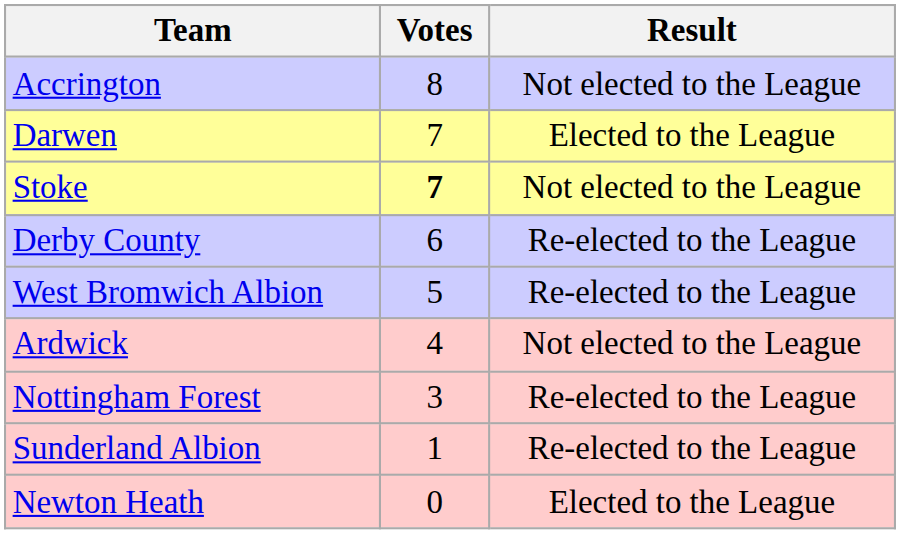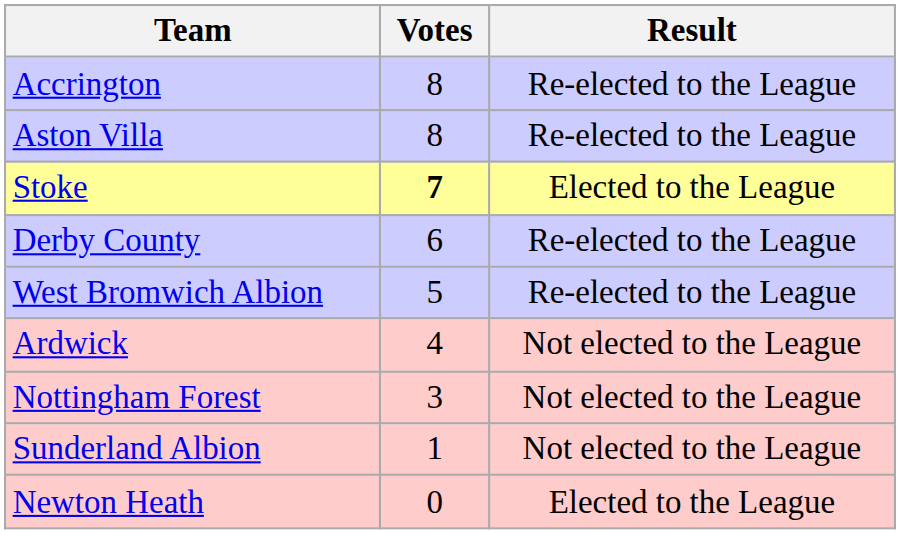(692, 82) Not elected to the League -> (692, 82) Re-elected to the League
+ row: (88, 135)
- row: (65, 135)
(692, 187) Not elected to the League -> (692, 187) Elected to the League
(692, 396) Re-elected to the League -> (692, 396) Not elected to the League
(692, 448) Re-elected to the League -> (692, 448) Not elected to the League
